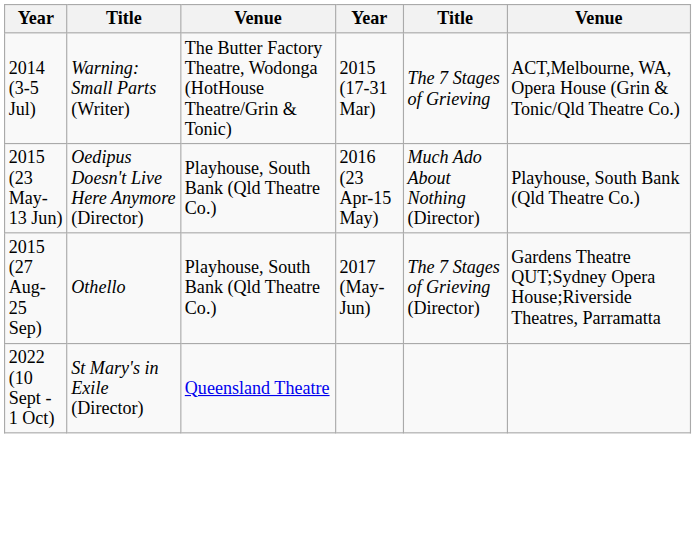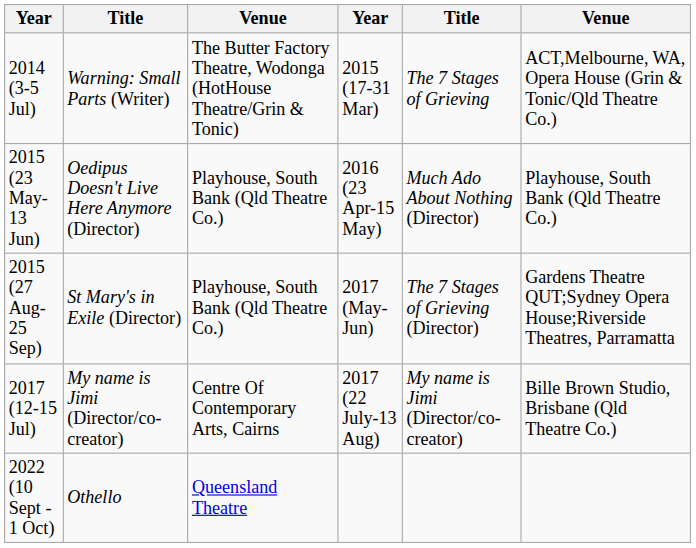(98, 287) Othello -> (124, 308) St Mary's in Exile (Director)
+ row: (33, 408)
(115, 387) St Mary's in Exile (Director) -> (94, 497) Othello
